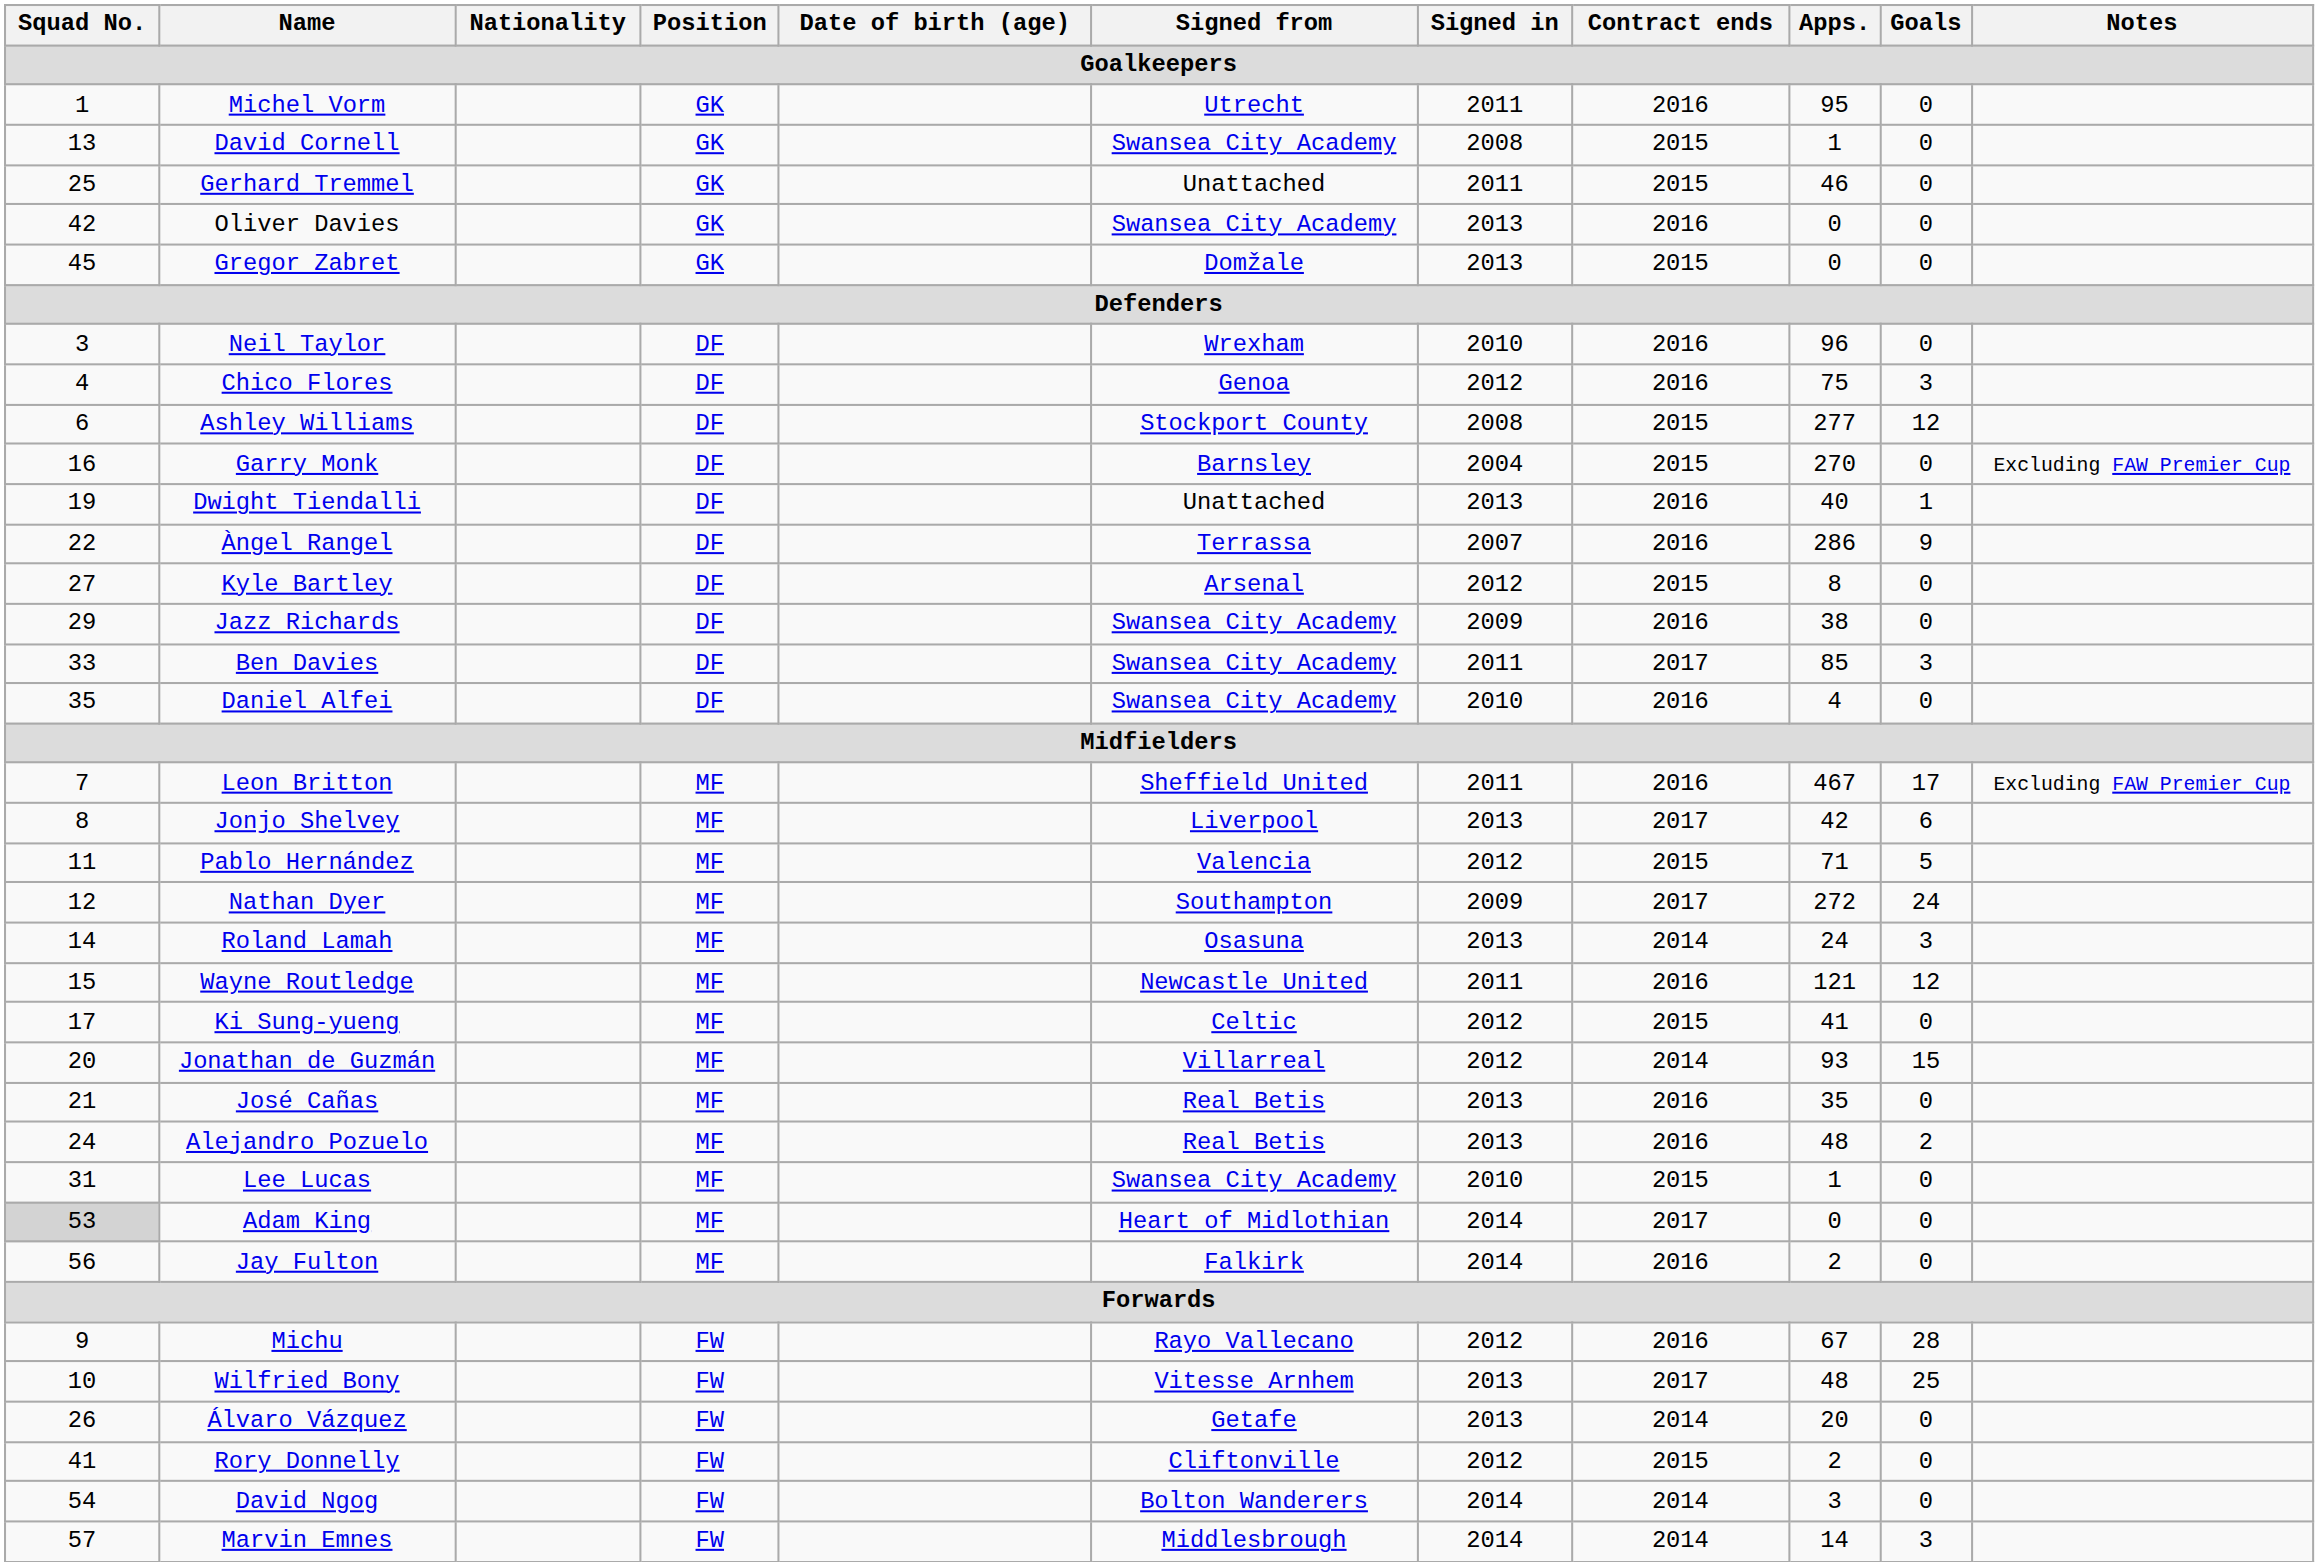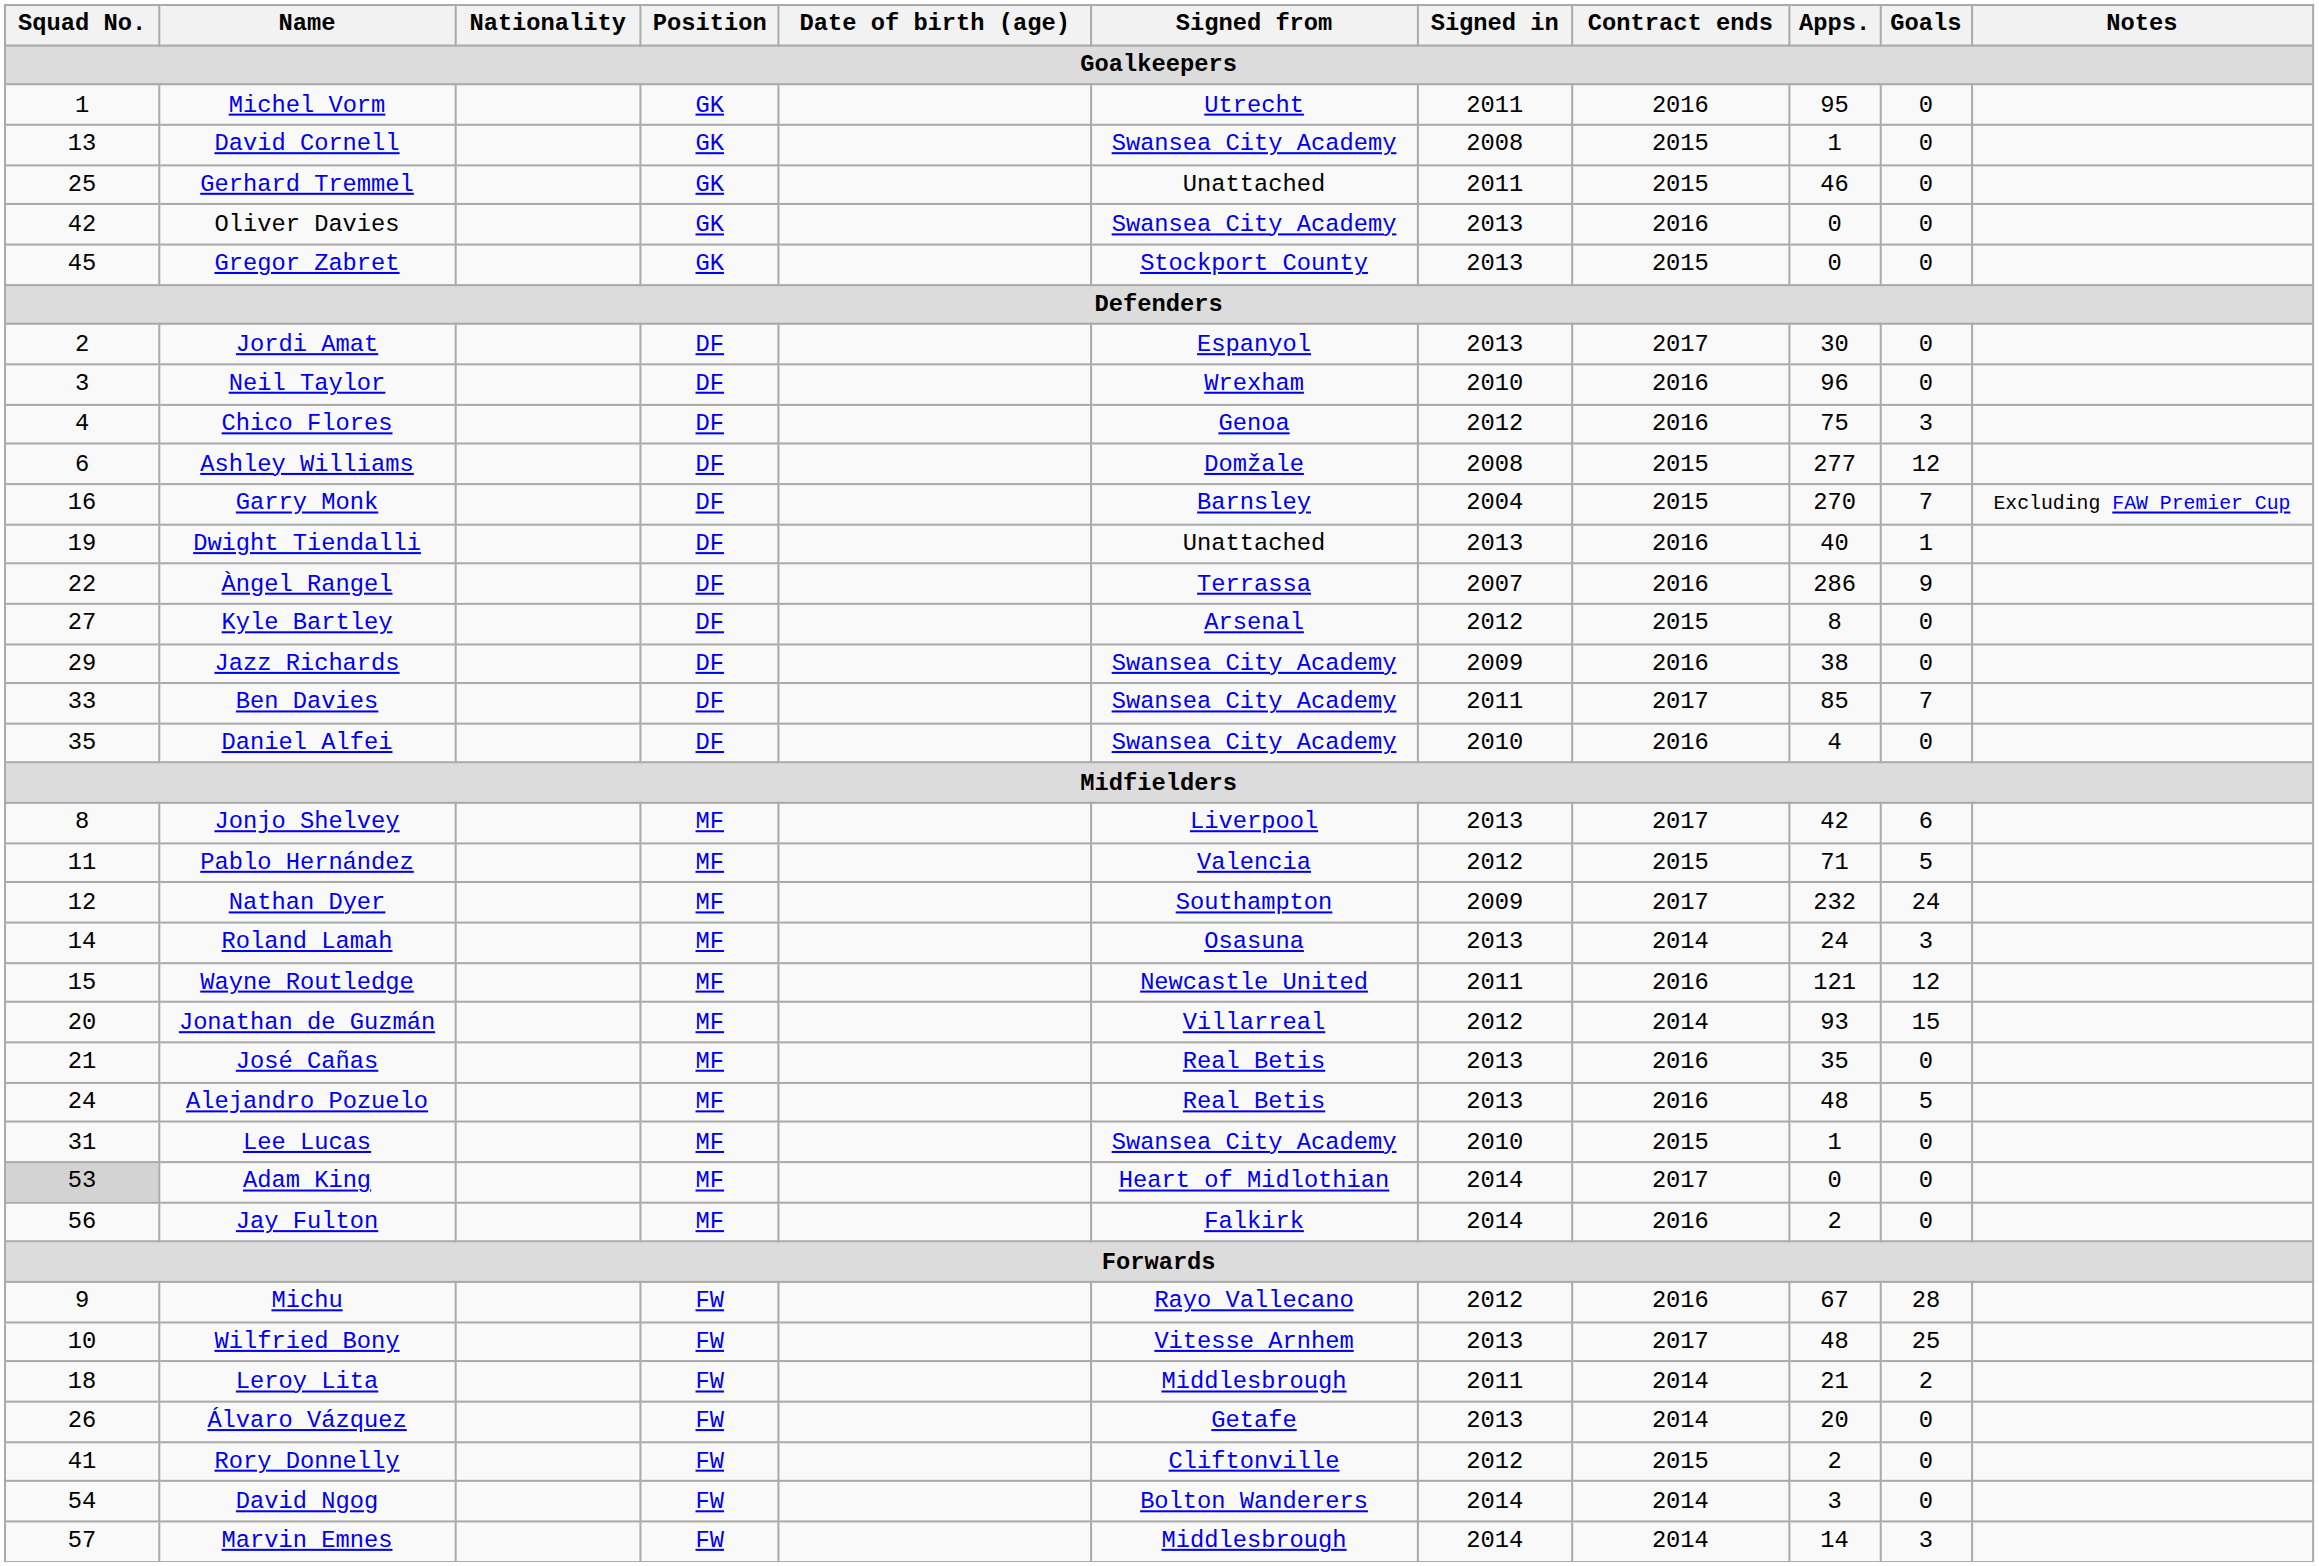(1254, 264) Domžale -> (1254, 264) Stockport County
+ row: (307, 344)
(1254, 424) Stockport County -> (1254, 464) Domžale
(1926, 464) 0 -> (1926, 503) 7
(1926, 663) 3 -> (1926, 703) 7
- row: (307, 783)
(1835, 903) 272 -> (1835, 903) 232
- row: (307, 1022)
(1926, 1142) 2 -> (1926, 1102) 5
+ row: (307, 1381)
